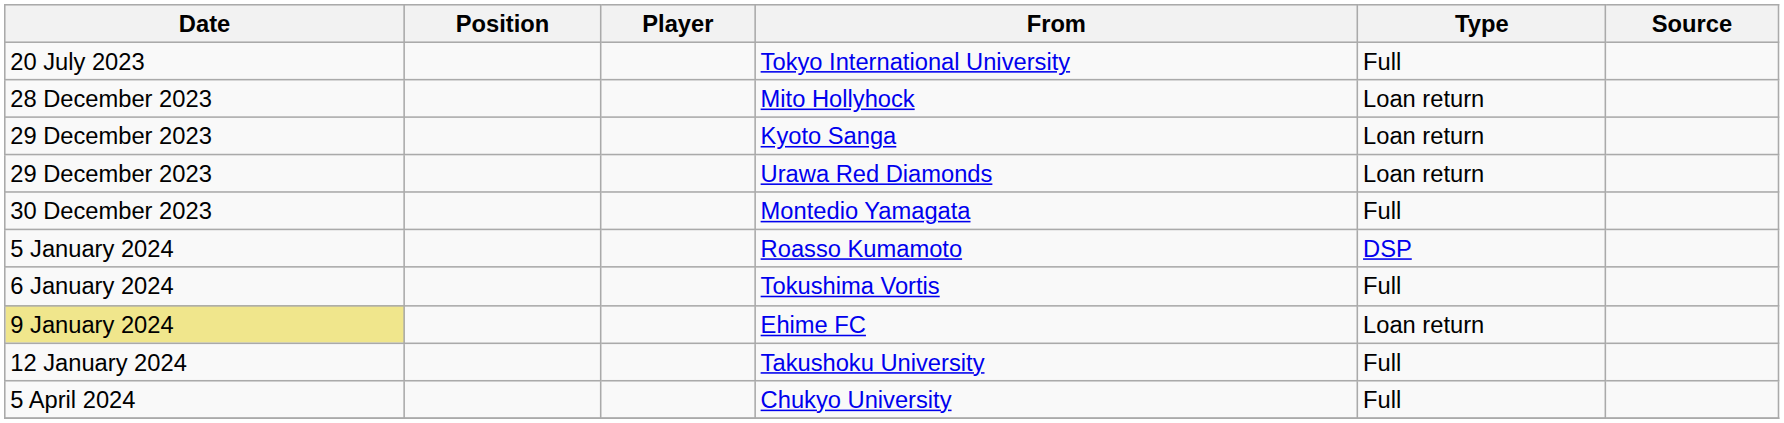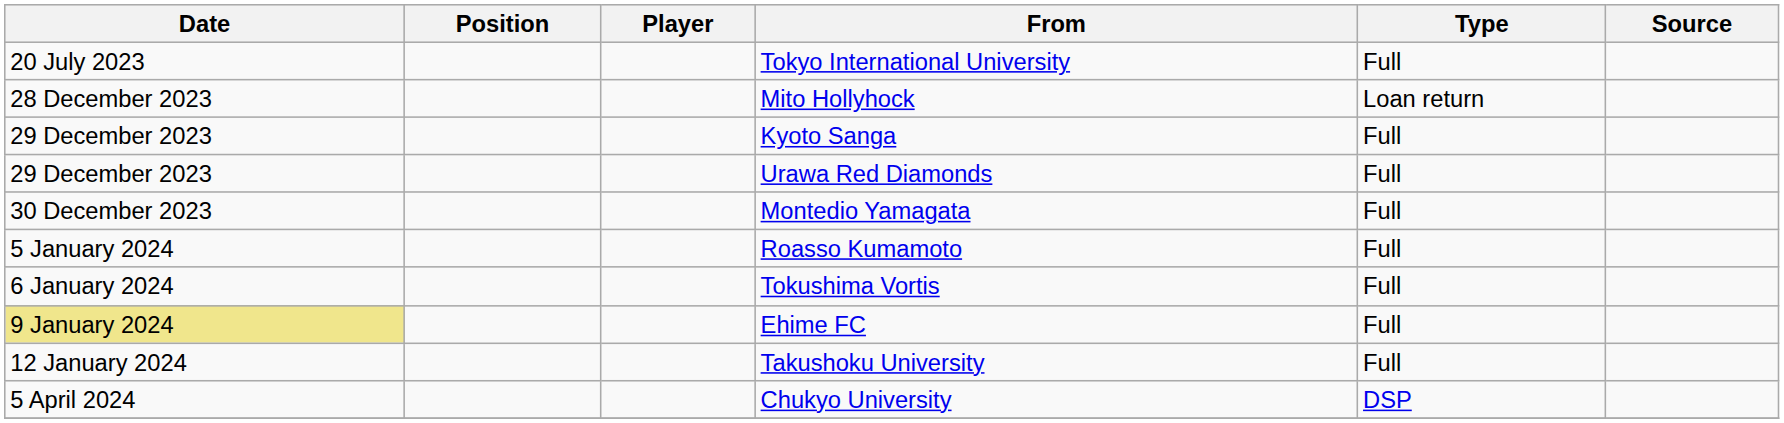(1424, 136) Loan return -> (1382, 136) Full
(1424, 174) Loan return -> (1382, 174) Full
(1387, 249) DSP -> (1382, 249) Full
(1424, 324) Loan return -> (1382, 324) Full
(1382, 399) Full -> (1387, 399) DSP
